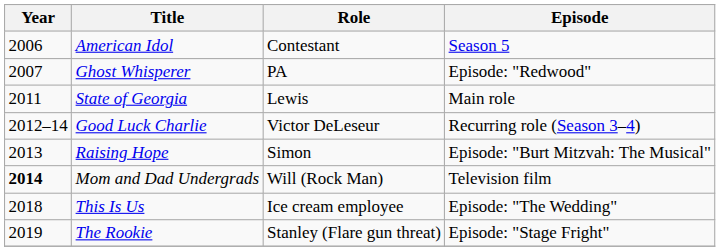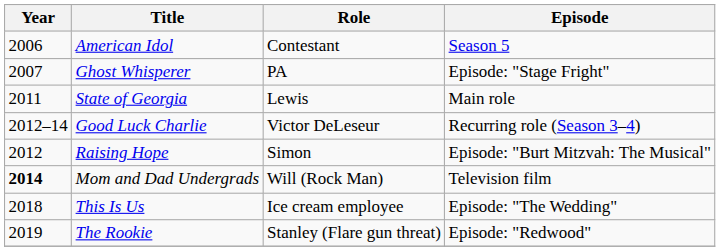(520, 71) Episode: "Redwood" -> (529, 71) Episode: "Stage Fright"
(25, 152) 2013 -> (25, 152) 2012
(529, 233) Episode: "Stage Fright" -> (520, 233) Episode: "Redwood"
